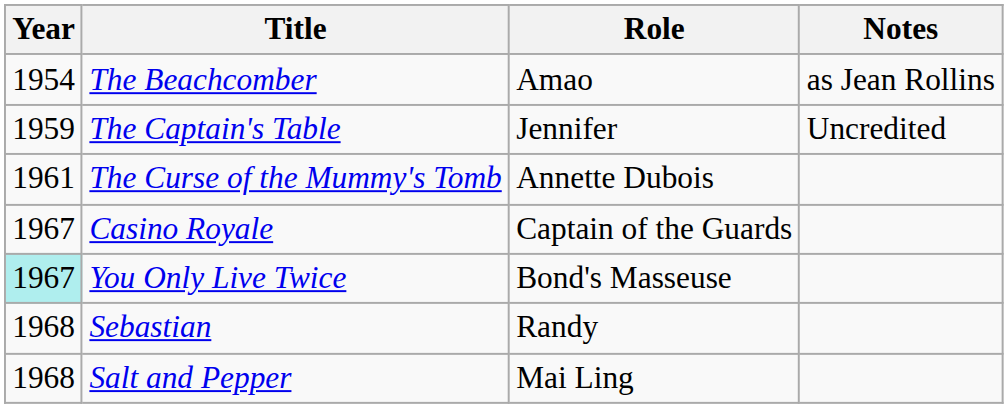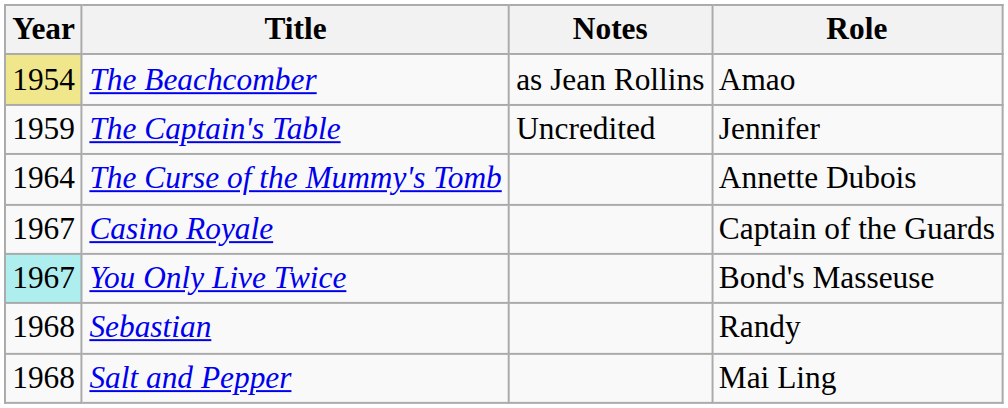columns swapped: (654, 29) <-> (901, 29)
(44, 79) no background -> (44, 79) khaki background
(44, 178) 1961 -> (44, 178) 1964
